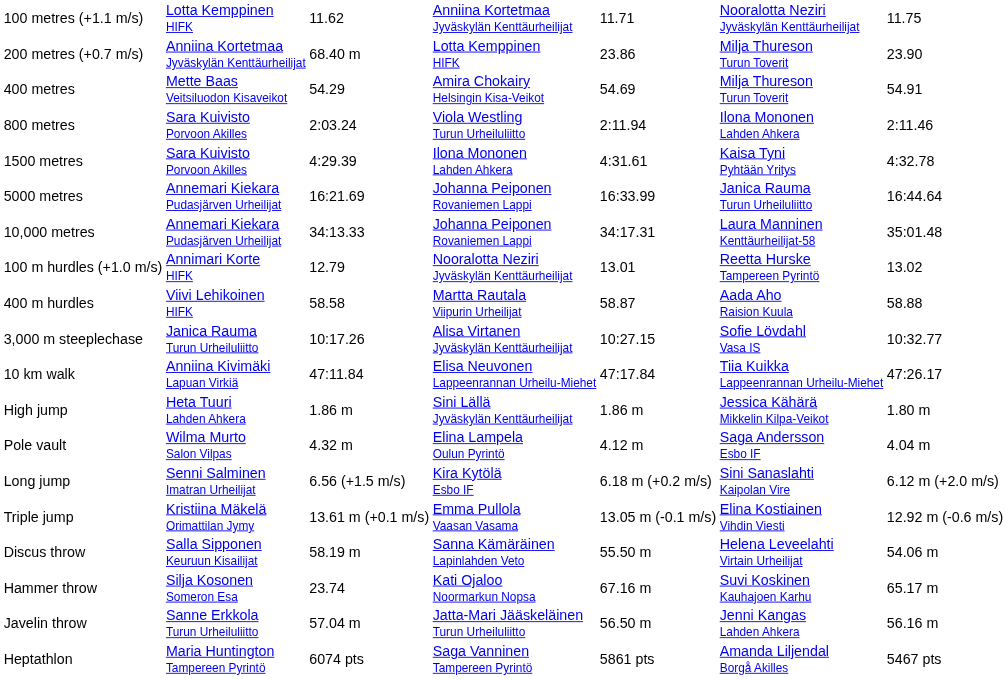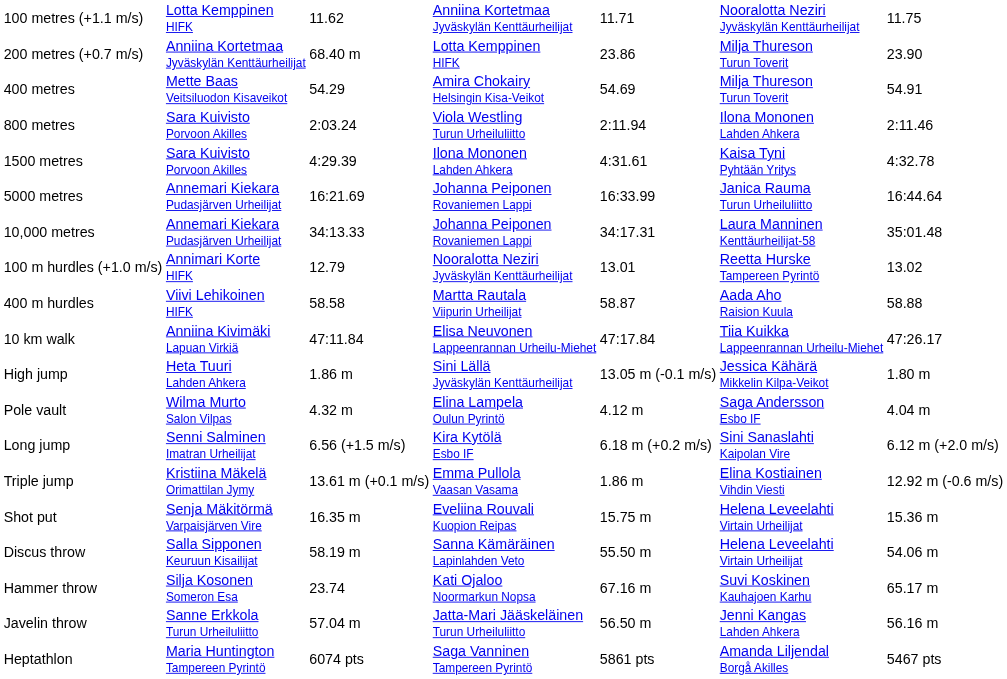- row: (73, 339)
(622, 410) 1.86 m -> (658, 374) 13.05 m (-0.1 m/s)
(658, 517) 13.05 m (-0.1 m/s) -> (622, 481) 1.86 m
+ row: (30, 517)
